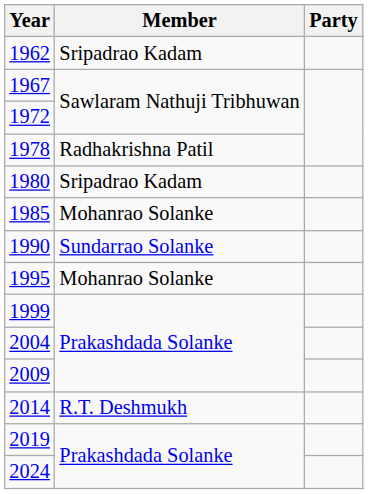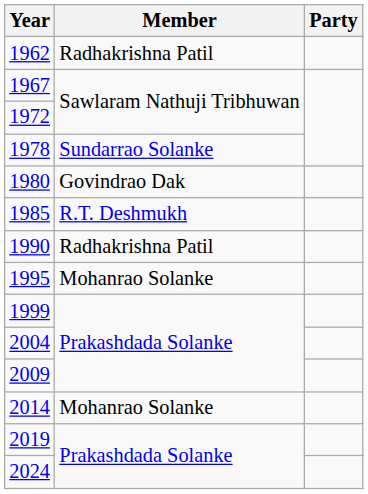(131, 52) Sripadrao Kadam -> (136, 52) Radhakrishna Patil
(136, 149) Radhakrishna Patil -> (136, 149) Sundarrao Solanke
(131, 181) Sripadrao Kadam -> (122, 181) Govindrao Dak
(136, 213) Mohanrao Solanke -> (123, 213) R.T. Deshmukh
(136, 246) Sundarrao Solanke -> (136, 246) Radhakrishna Patil
(123, 407) R.T. Deshmukh -> (136, 407) Mohanrao Solanke
